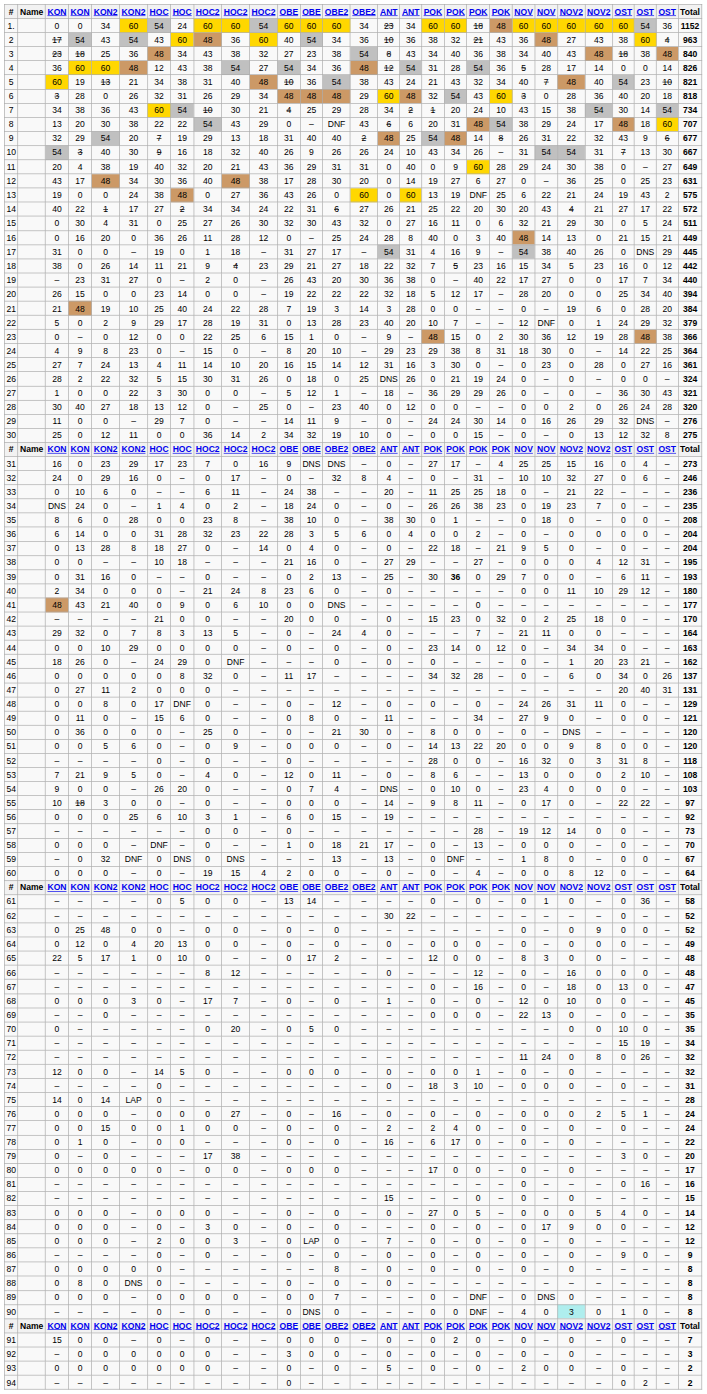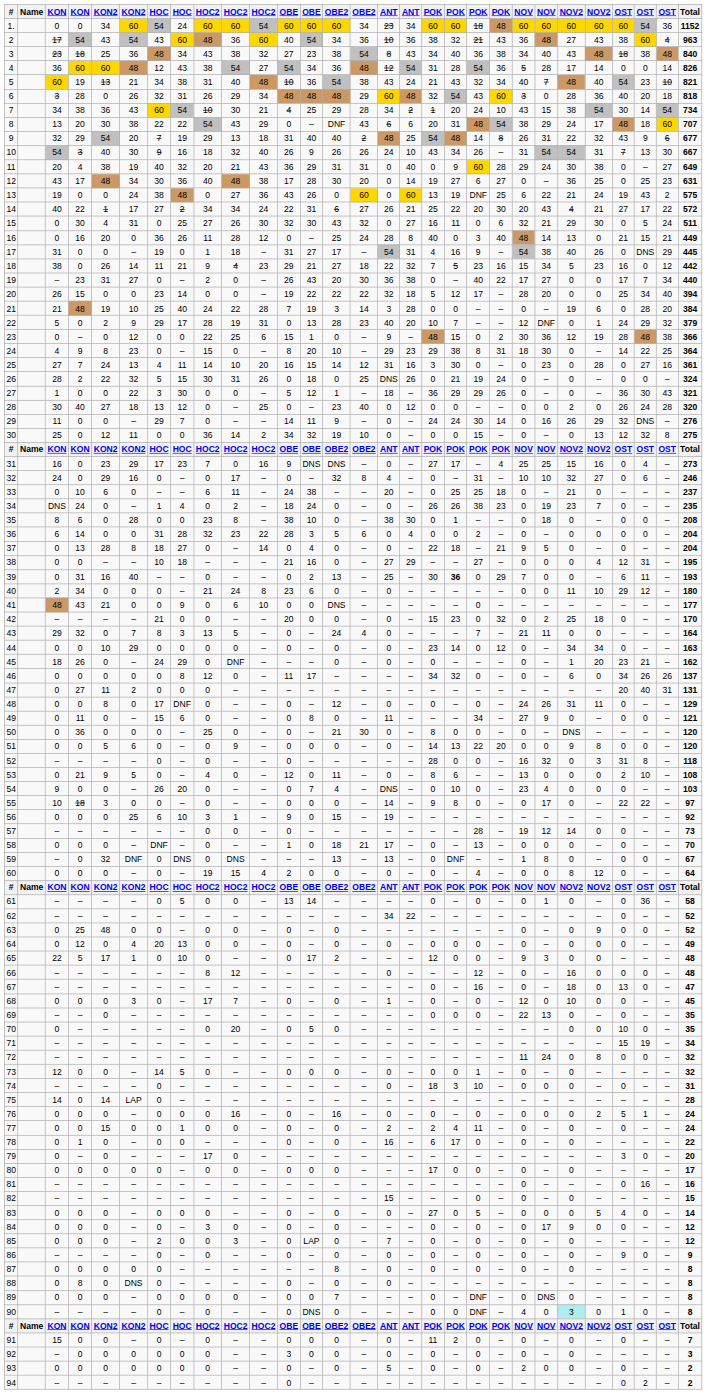(433, 492) 11 -> (433, 492) 0
(599, 492) 22 -> (599, 492) 0
(690, 492) 236 -> (690, 492) 237
(134, 577) 0 -> (134, 577) 40
(134, 605) 40 -> (134, 605) 0
(208, 675) 32 -> (208, 675) 12
(478, 675) 28 -> (478, 675) 0
(645, 675) 0 -> (645, 675) 26
(57, 774) 7 -> (57, 774) 0
(478, 803) 11 -> (478, 803) 0
(289, 817) 6 -> (289, 817) 9
(389, 916) 30 -> (389, 916) 34
(524, 958) 8 -> (524, 958) 9
(645, 1057) 26 -> (645, 1057) 0
(236, 1114) 27 -> (236, 1114) 16
(478, 1128) 0 -> (478, 1128) 11
(236, 1156) 38 -> (236, 1156) 0
(433, 1340) 0 -> (433, 1340) 11
